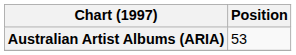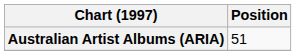(239, 38) 53 -> (239, 38) 51
